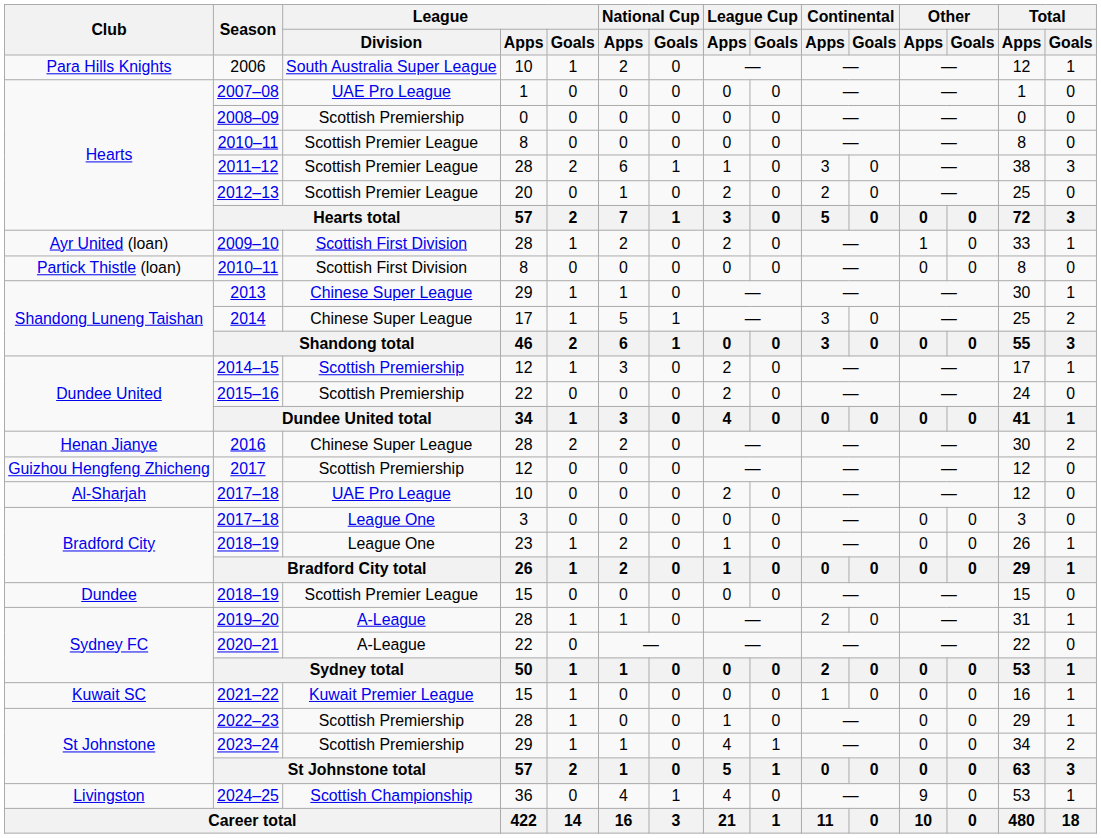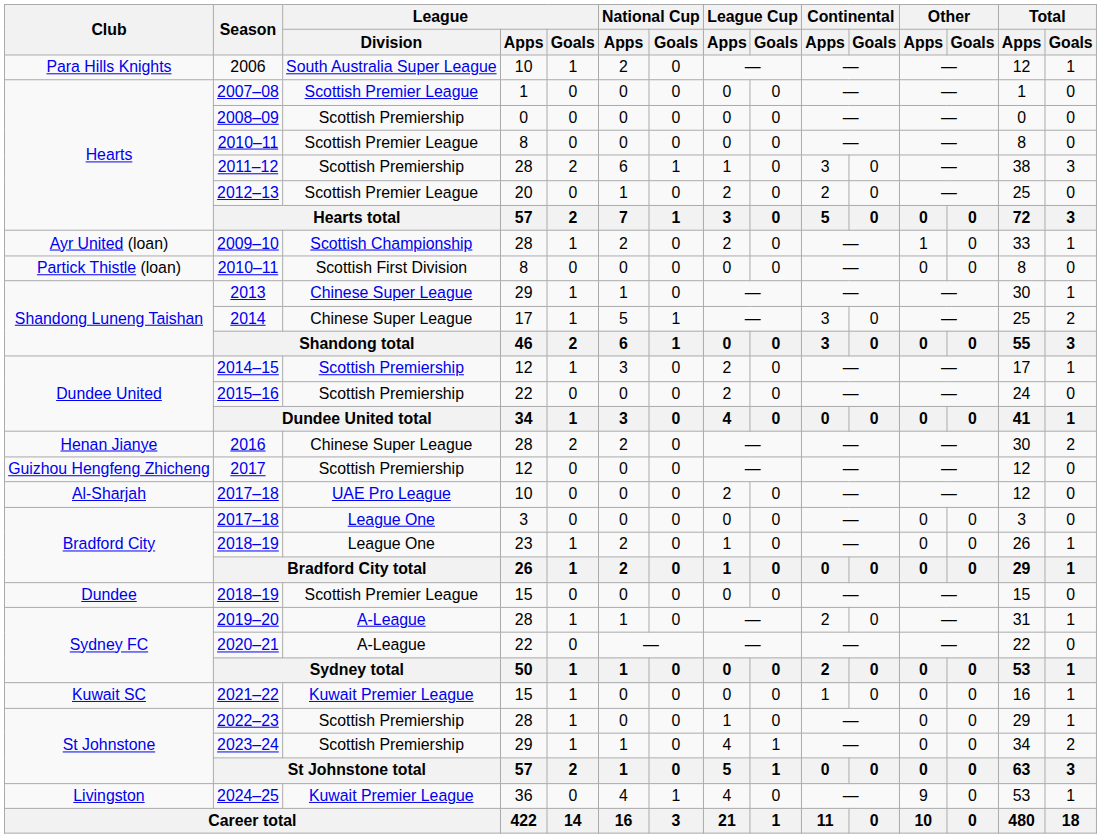(391, 92) UAE Pro League -> (391, 92) Scottish Premier League
(391, 167) Scottish Premier League -> (391, 167) Scottish Premiership
(391, 243) Scottish First Division -> (391, 243) Scottish Championship
(391, 795) Scottish Championship -> (391, 795) Kuwait Premier League
